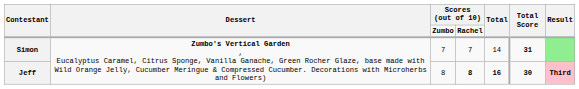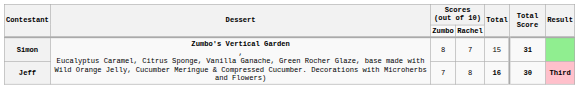(443, 49) 7 -> (443, 49) 8
(497, 49) 14 -> (497, 49) 15
(443, 72) 8 -> (443, 72) 7
(470, 72) bold -> (470, 72) normal
